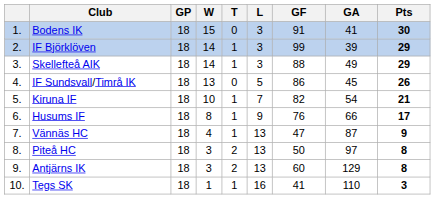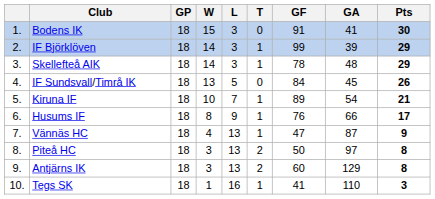columns swapped: (234, 13) <-> (260, 13)
(299, 64) 88 -> (299, 64) 78
(351, 64) 49 -> (351, 64) 48
(299, 82) 86 -> (299, 82) 84
(299, 99) 82 -> (299, 99) 89
